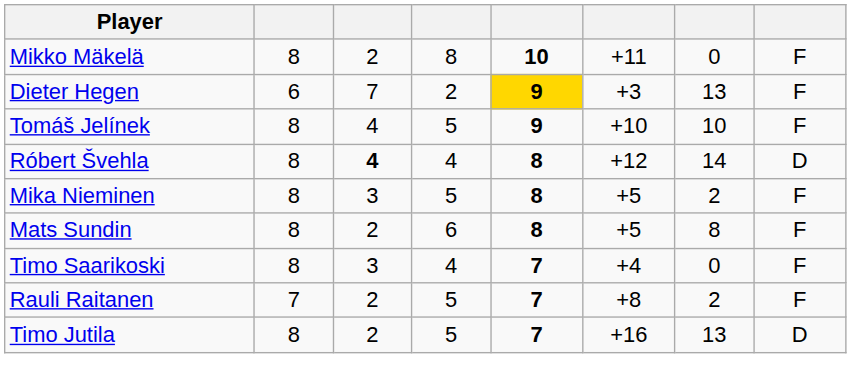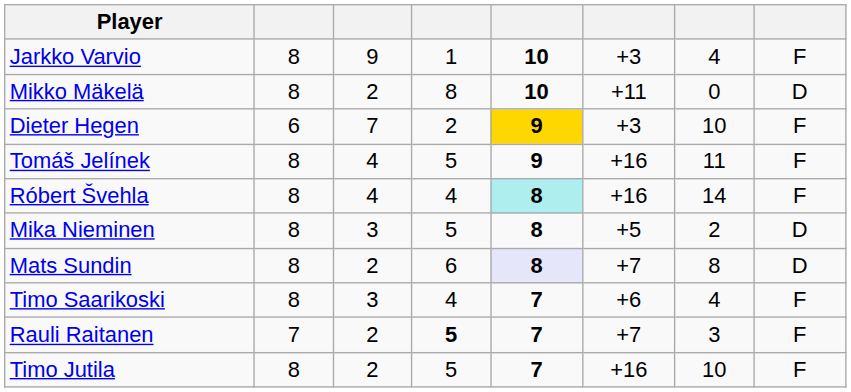+ row: (75, 56)
(800, 56) F -> (800, 91) D
(714, 91) 13 -> (714, 126) 10
(629, 126) +10 -> (629, 160) +16
(714, 126) 10 -> (714, 160) 11
(372, 160) bold -> (372, 195) normal
(537, 160) no background -> (537, 195) paleturquoise background
(629, 160) +12 -> (629, 195) +16
(800, 160) D -> (800, 195) F
(800, 195) F -> (800, 230) D
(537, 230) no background -> (537, 265) lavender background
(629, 230) +5 -> (629, 265) +7
(800, 230) F -> (800, 265) D
(629, 265) +4 -> (629, 299) +6
(714, 265) 0 -> (714, 299) 4
(451, 299) normal -> (451, 334) bold
(629, 299) +8 -> (629, 334) +7
(714, 299) 2 -> (714, 334) 3
(714, 334) 13 -> (714, 369) 10
(800, 334) D -> (800, 369) F
